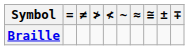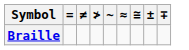- column: (110, 15)
